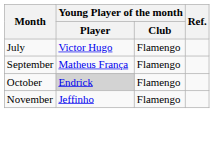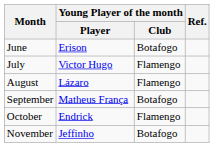+ row: (17, 47)
+ row: (23, 82)
(159, 64) Flamengo -> (157, 99) Botafogo
(76, 82) lightgrey background -> (76, 116) no background
(159, 99) Flamengo -> (157, 133) Botafogo
